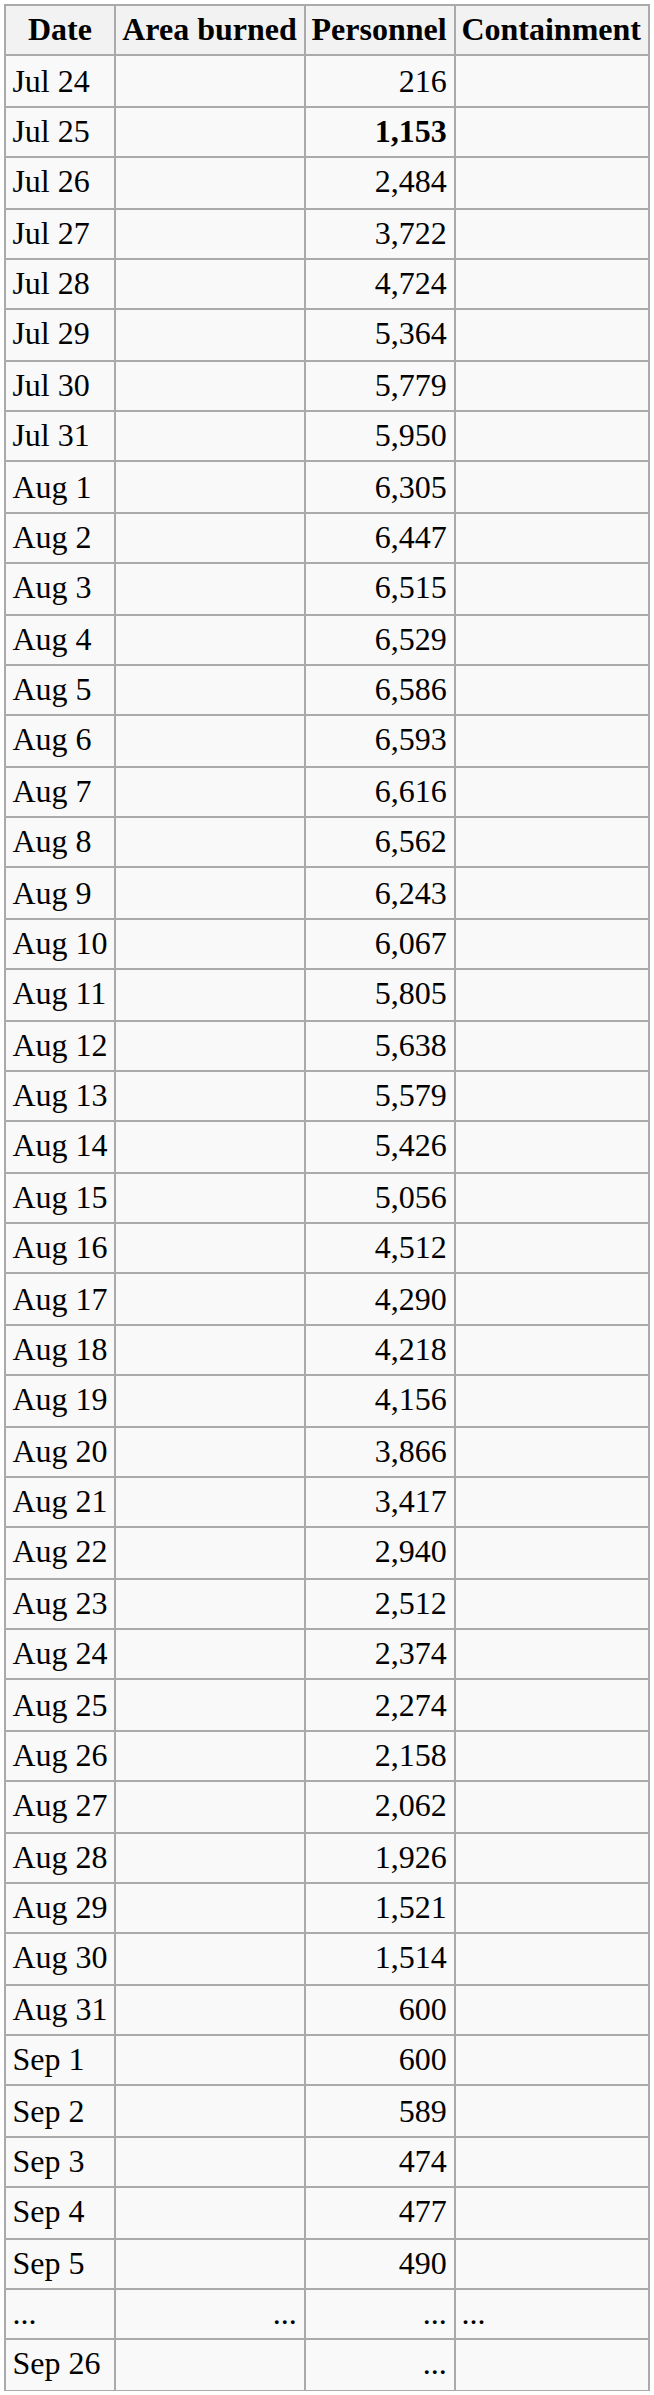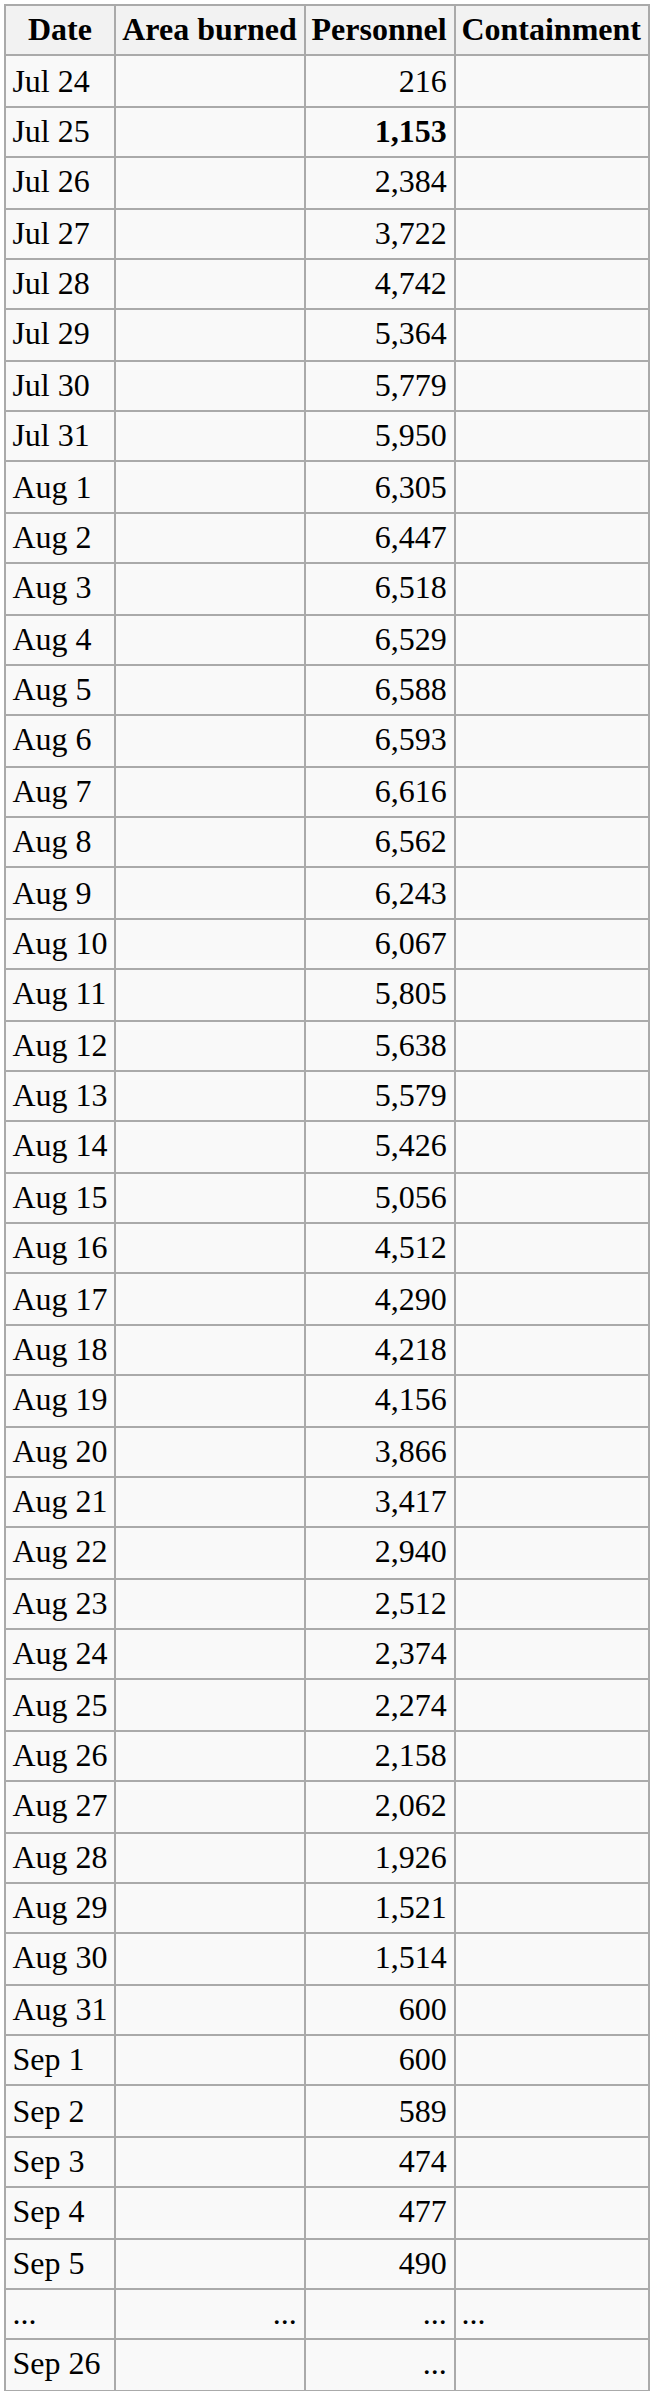(411, 182) 2,484 -> (411, 182) 2,384
(411, 283) 4,724 -> (411, 283) 4,742
(411, 588) 6,515 -> (411, 588) 6,518
(411, 689) 6,586 -> (411, 689) 6,588
